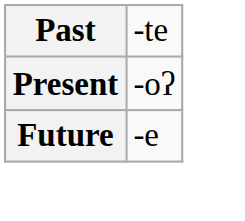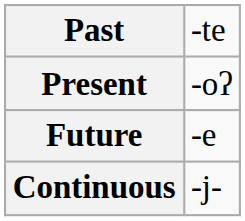+ row: (94, 187)
